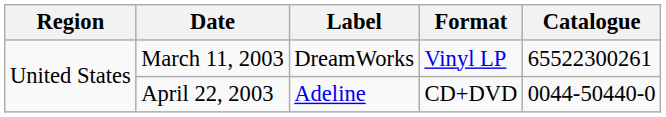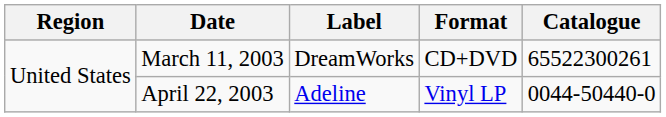(465, 58) Vinyl LP -> (471, 58) CD+DVD
(471, 93) CD+DVD -> (465, 93) Vinyl LP
